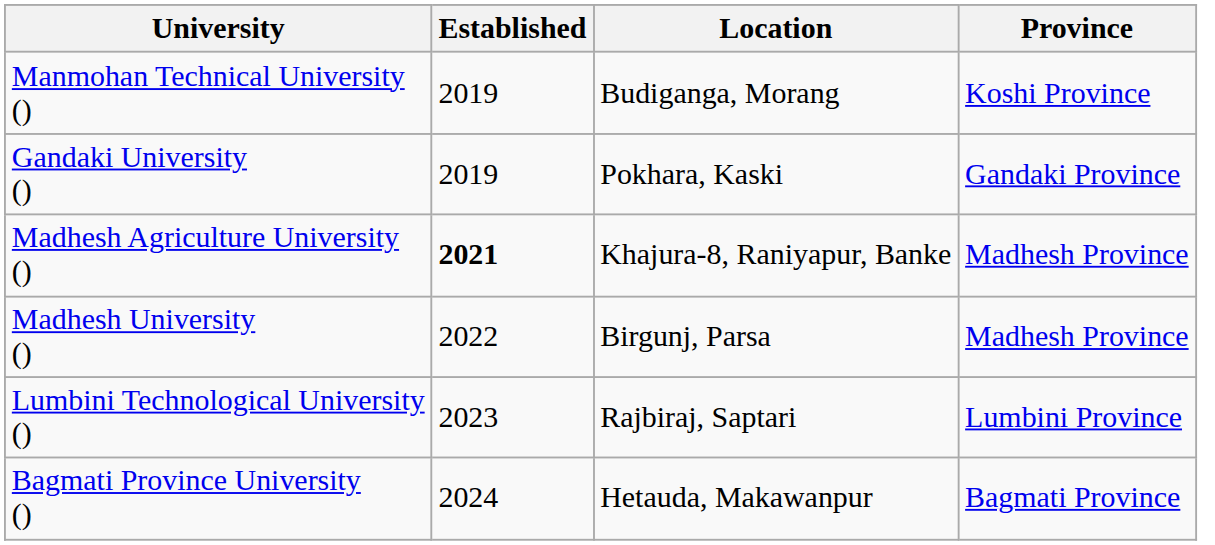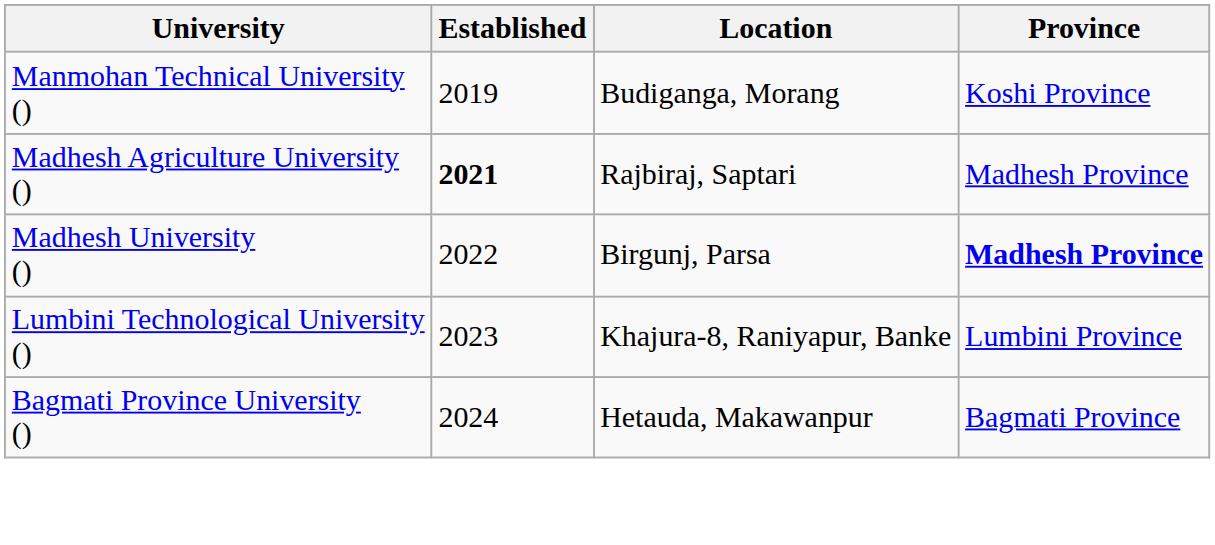- row: (129, 173)
(776, 254) Khajura-8, Raniyapur, Banke -> (698, 173) Rajbiraj, Saptari
(1077, 335) normal -> (1084, 254) bold
(698, 416) Rajbiraj, Saptari -> (776, 335) Khajura-8, Raniyapur, Banke
